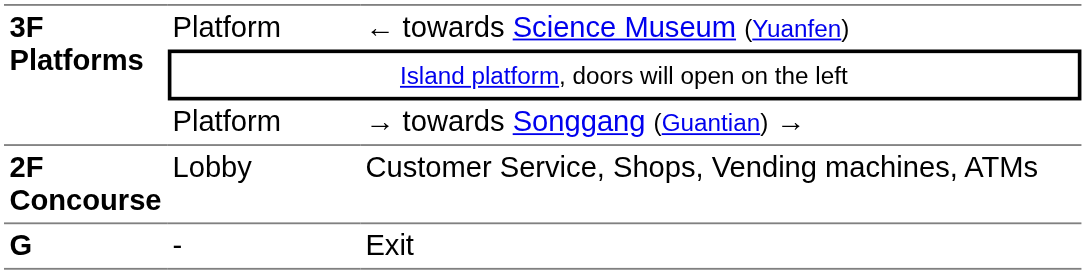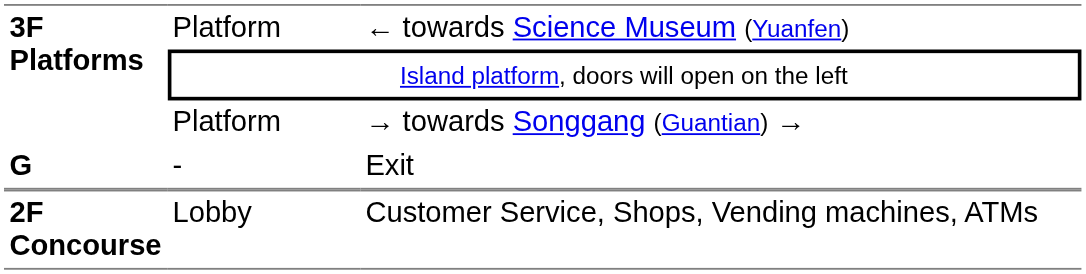rows swapped: (212, 167) <-> (177, 245)
